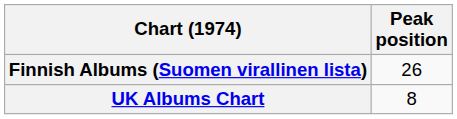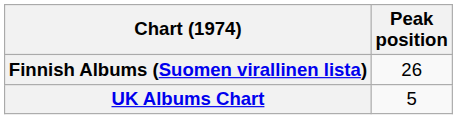(412, 98) 8 -> (412, 98) 5
